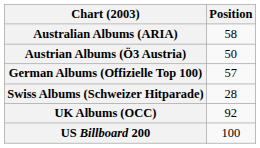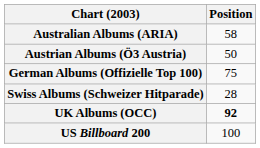(231, 73) 57 -> (231, 73) 75
(231, 113) normal -> (231, 113) bold
